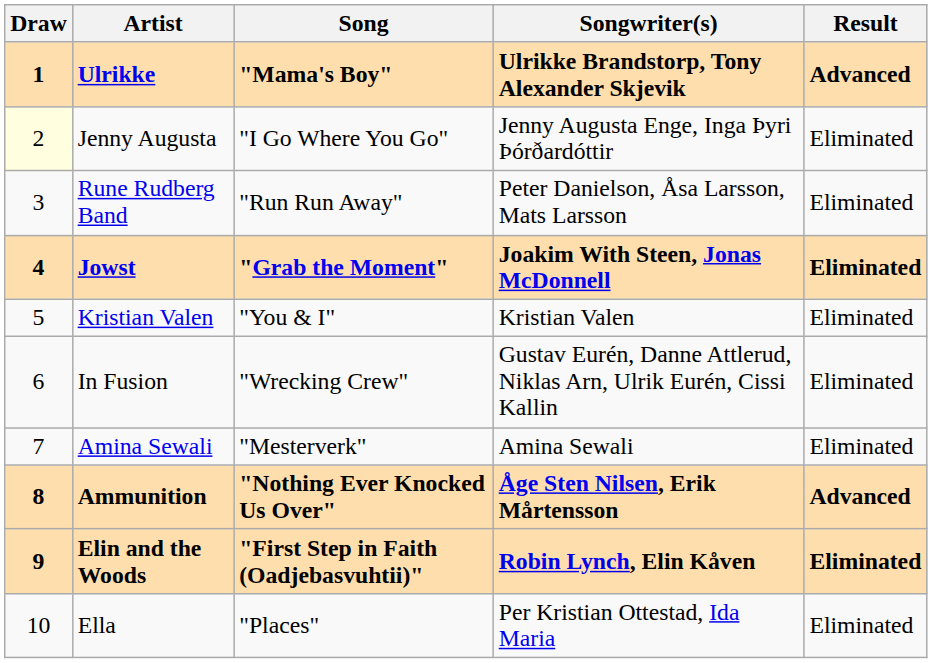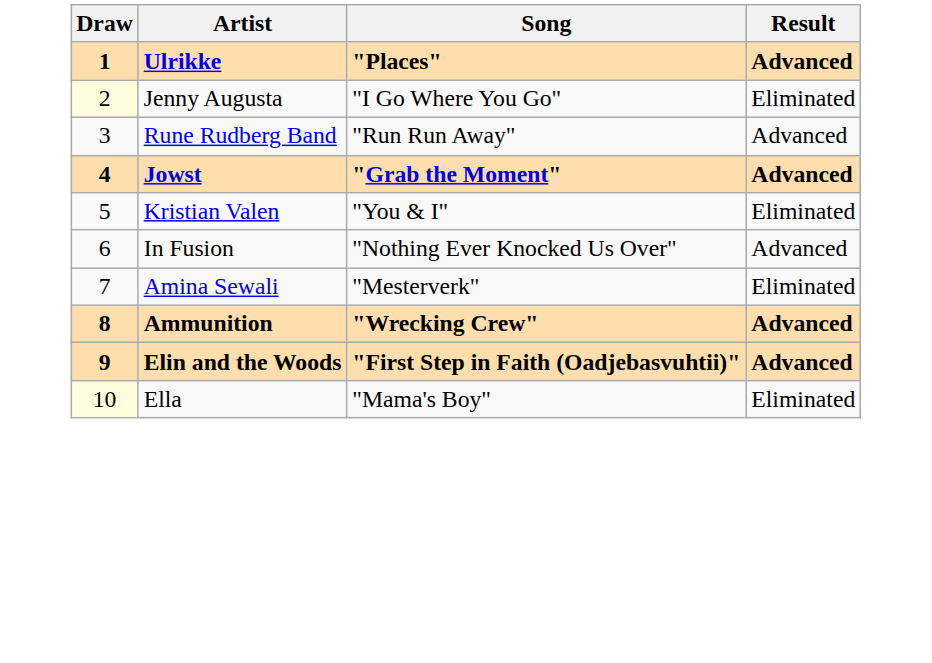- column: (649, 23)
(316, 74) "Mama's Boy" -> (397, 60) "Places"
(861, 202) Eliminated -> (799, 135) Advanced
(865, 266) Eliminated -> (802, 173) Advanced
(324, 381) "Wrecking Crew" -> (515, 248) "Nothing Ever Knocked Us Over"
(861, 381) Eliminated -> (799, 248) Advanced
(362, 496) "Nothing Ever Knocked Us Over" -> (445, 323) "Wrecking Crew"
(865, 561) Eliminated -> (802, 361) Advanced
(38, 625) no background -> (105, 398) lightyellow background
(279, 625) "Places" -> (422, 398) "Mama's Boy"
